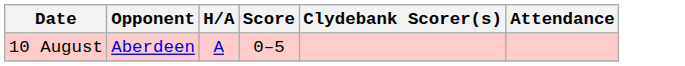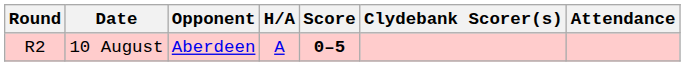+ column: (35, 19)
(269, 47) normal -> (329, 47) bold
